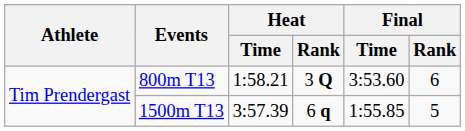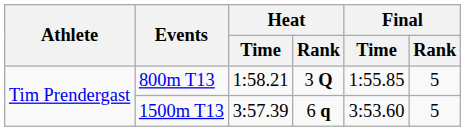(377, 80) 3:53.60 -> (377, 80) 1:55.85
(435, 80) 6 -> (435, 80) 5
(377, 111) 1:55.85 -> (377, 111) 3:53.60
